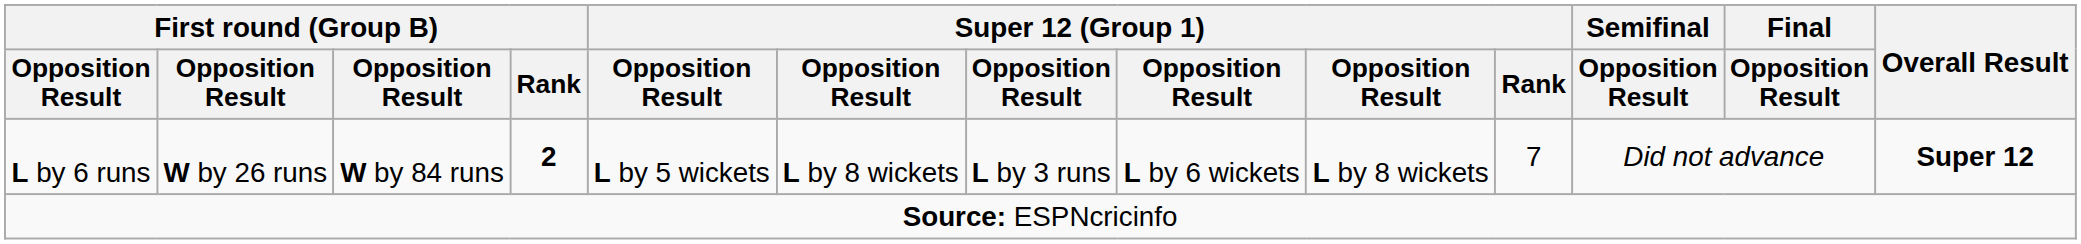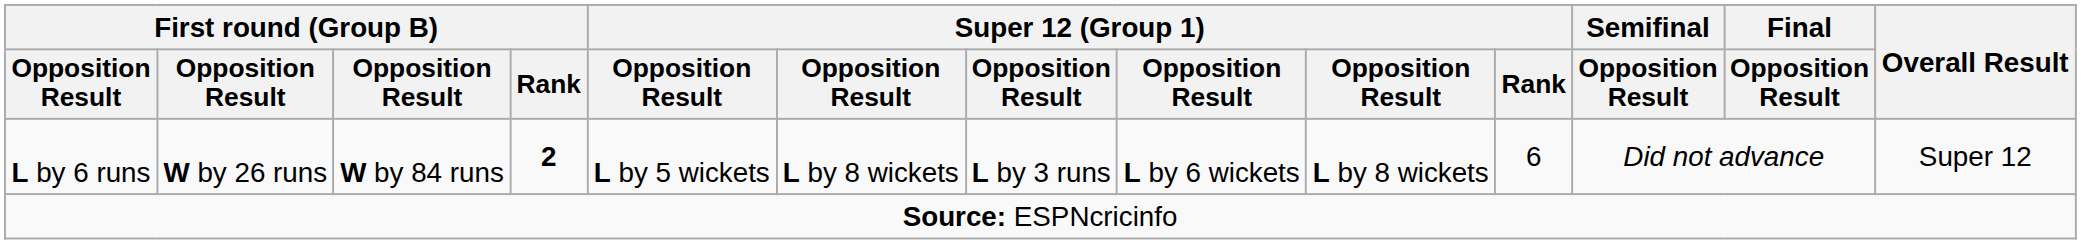(1534, 157) 7 -> (1534, 157) 6
(1975, 157) bold -> (1975, 157) normal
